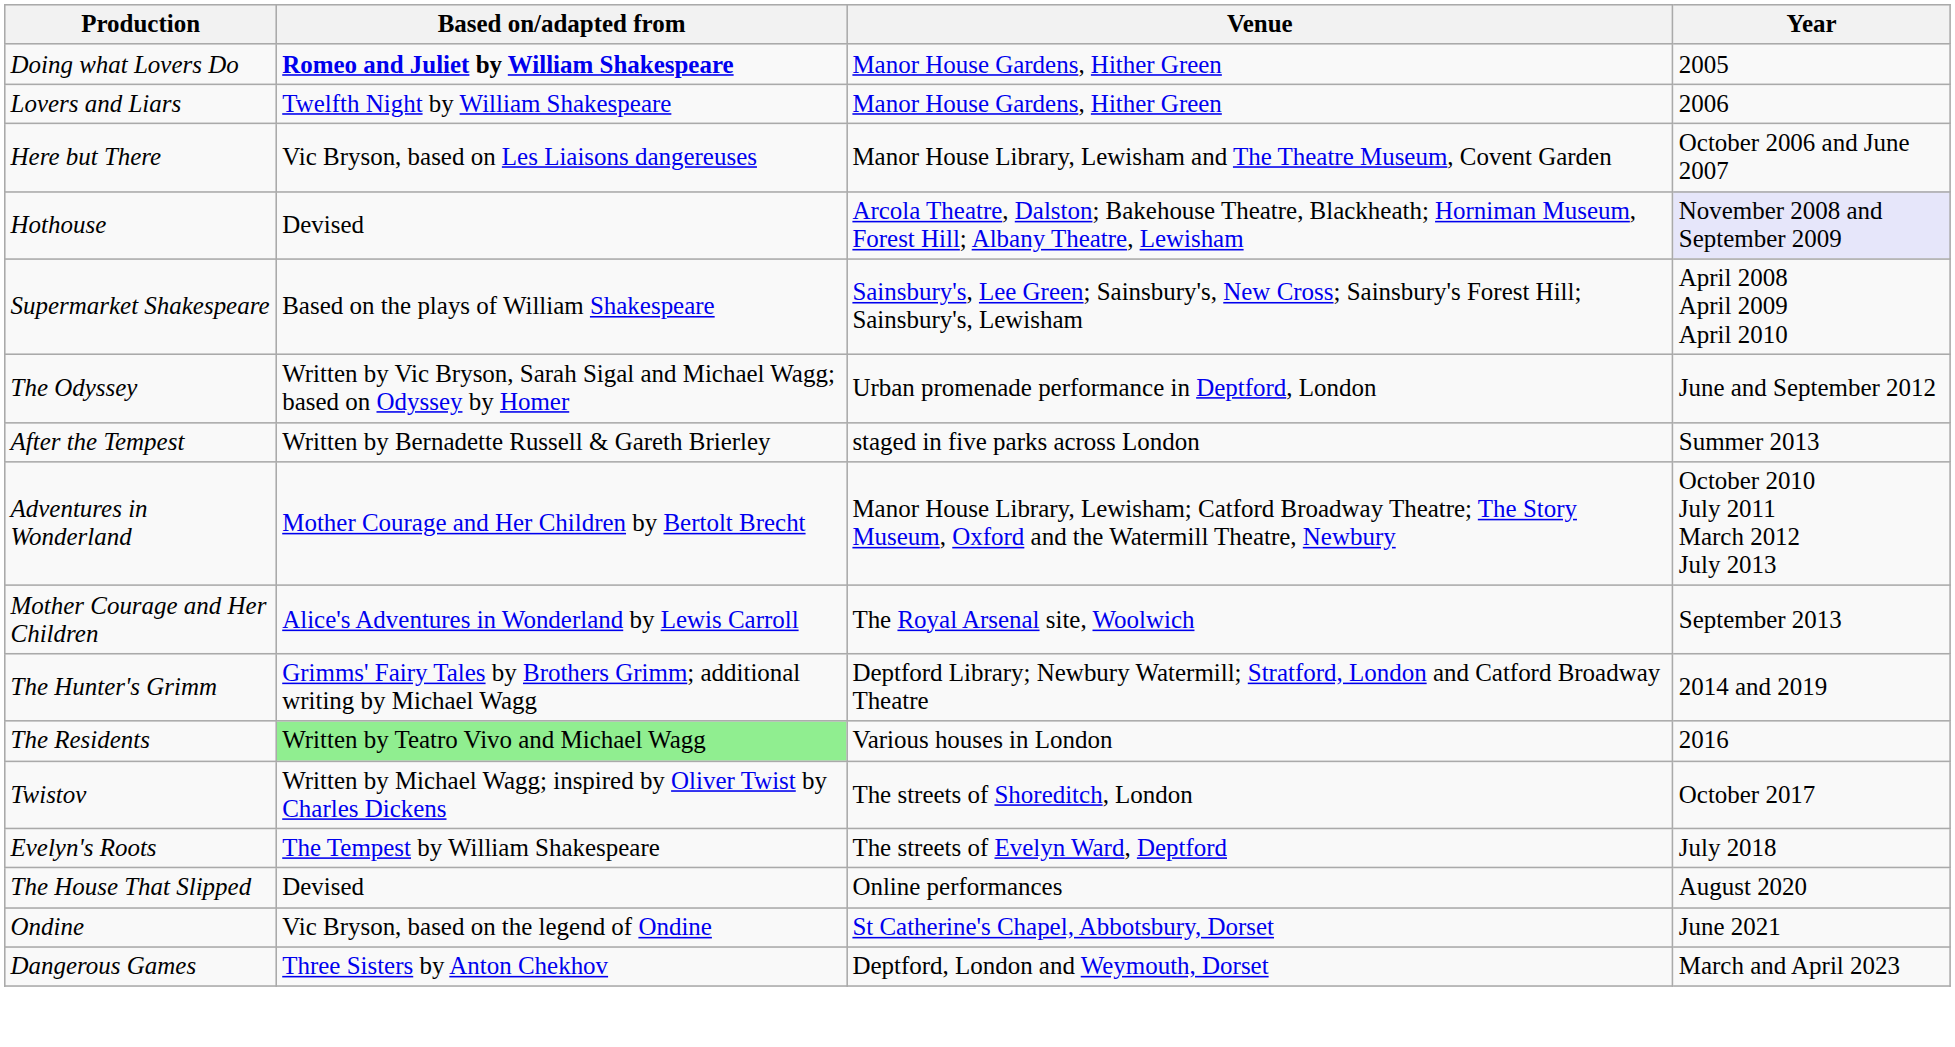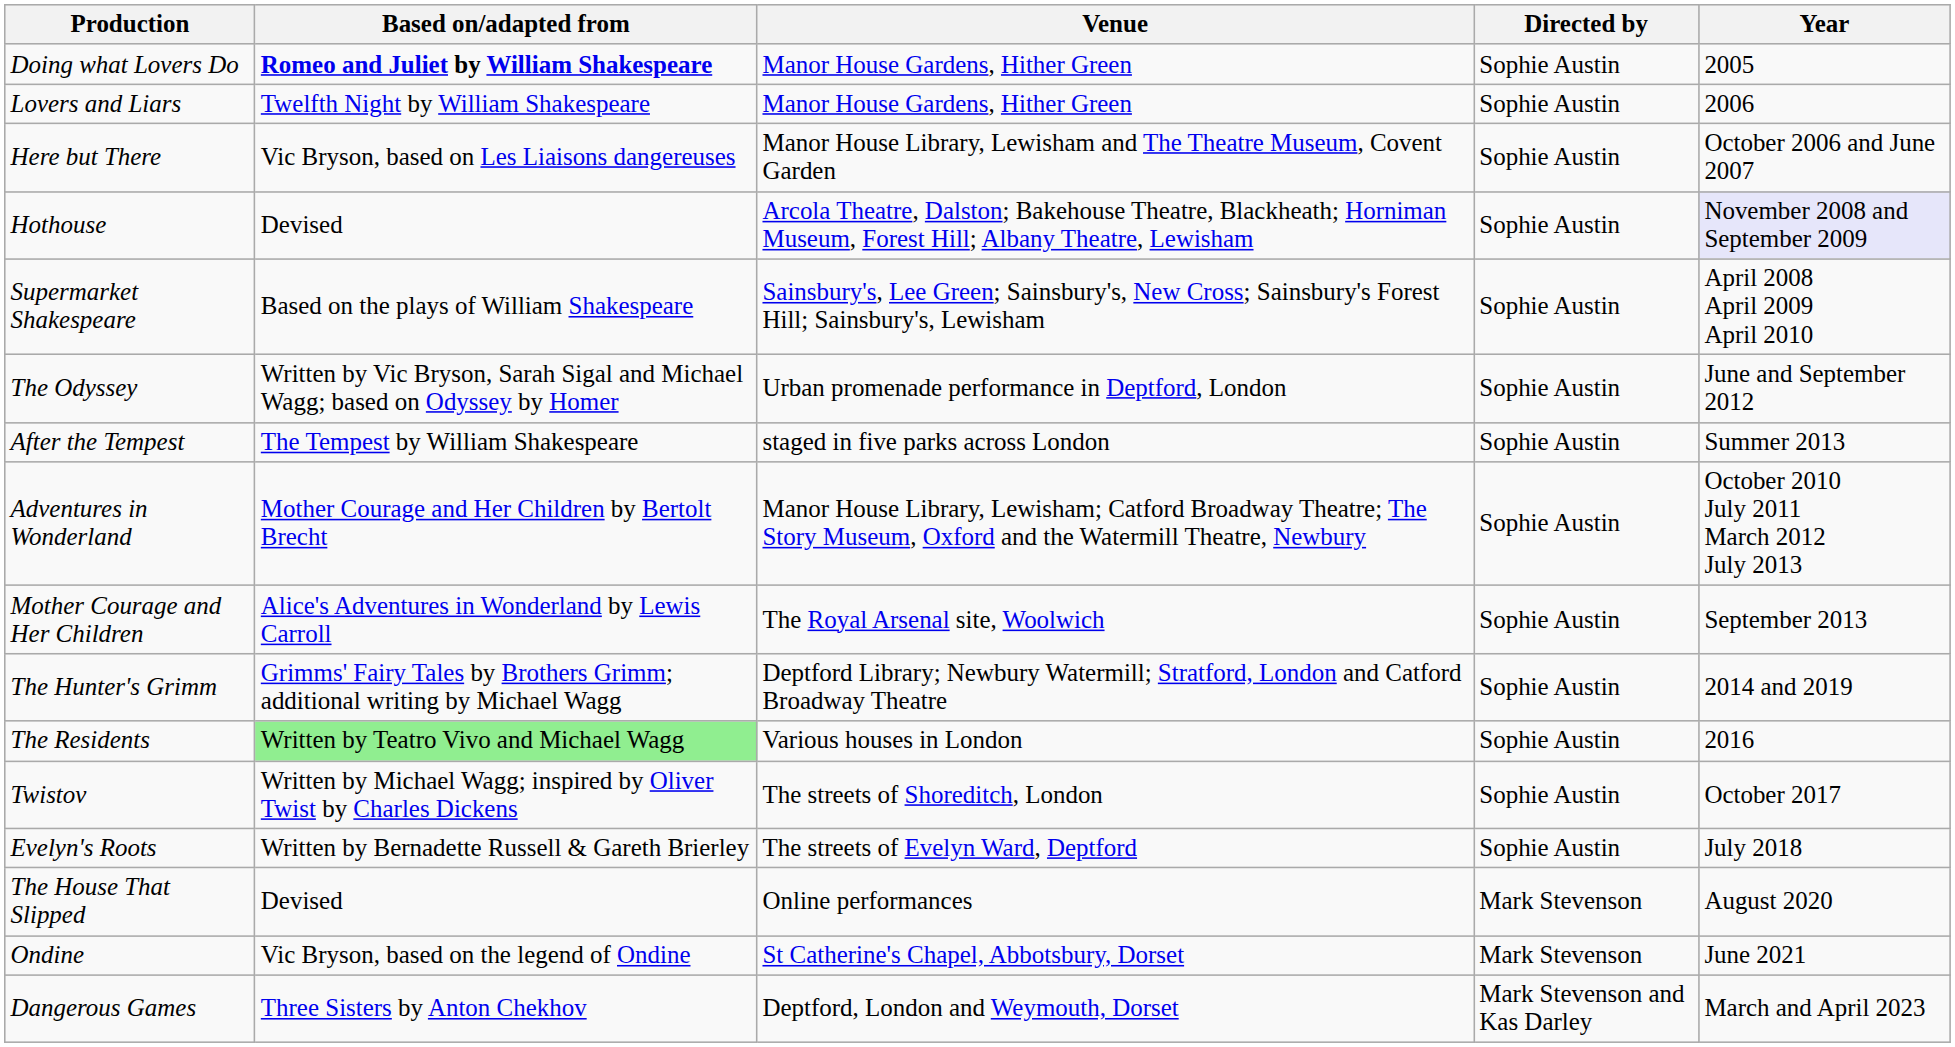+ column: (1586, 24)
(526, 441) Written by Bernadette Russell & Gareth Brierley -> (450, 441) The Tempest by William Shakespeare
(471, 847) The Tempest by William Shakespeare -> (505, 847) Written by Bernadette Russell & Gareth Brierley
